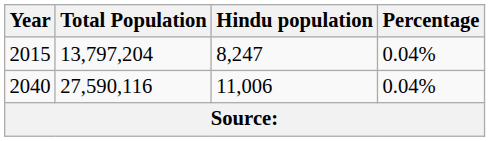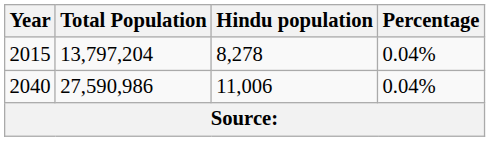(240, 53) 8,247 -> (240, 53) 8,278
(106, 86) 27,590,116 -> (107, 86) 27,590,986
